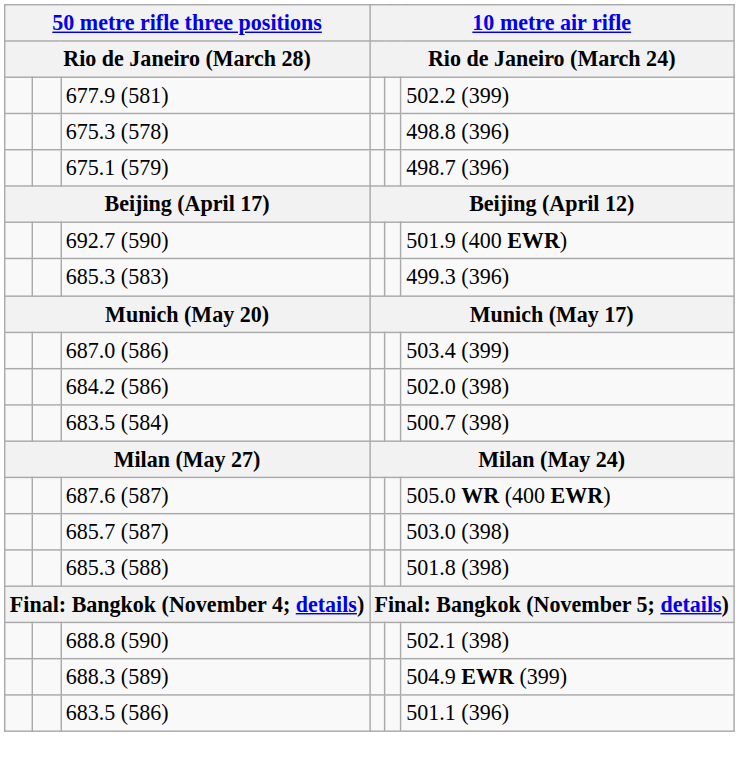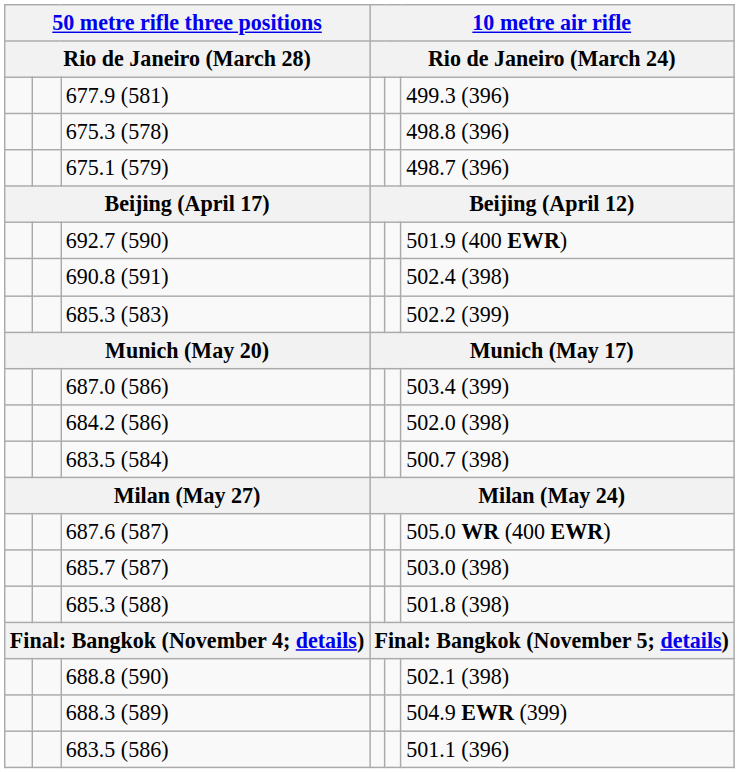(458, 95) 502.2 (399) -> (458, 95) 499.3 (396)
+ row: (117, 277)
(458, 277) 499.3 (396) -> (458, 313) 502.2 (399)
